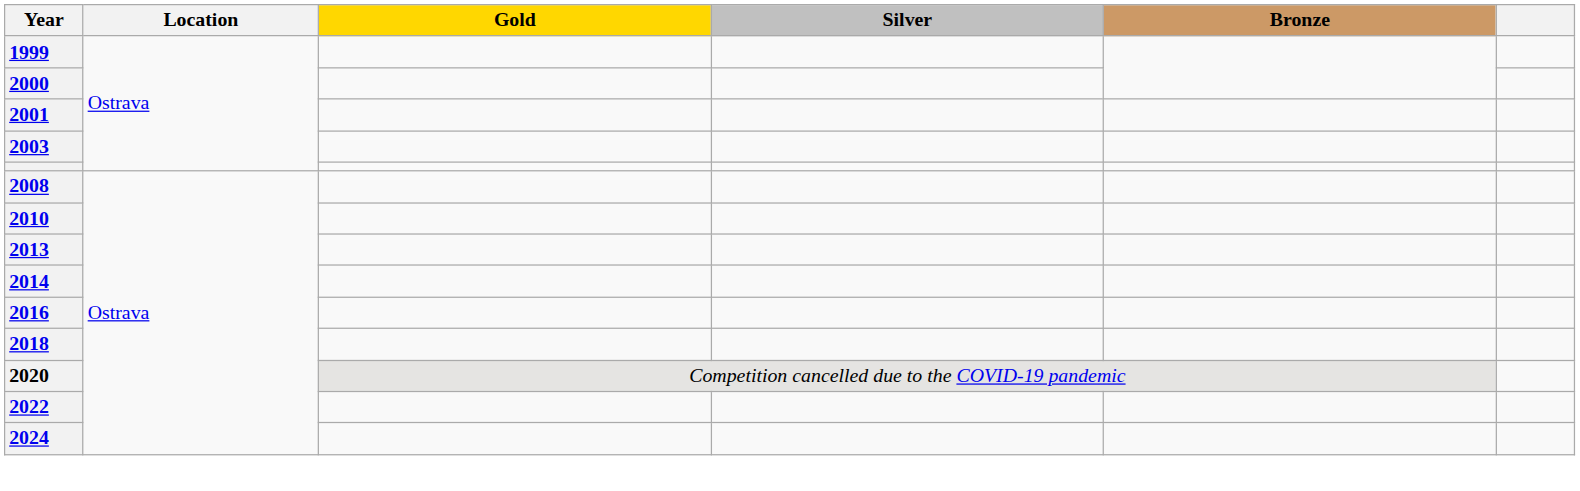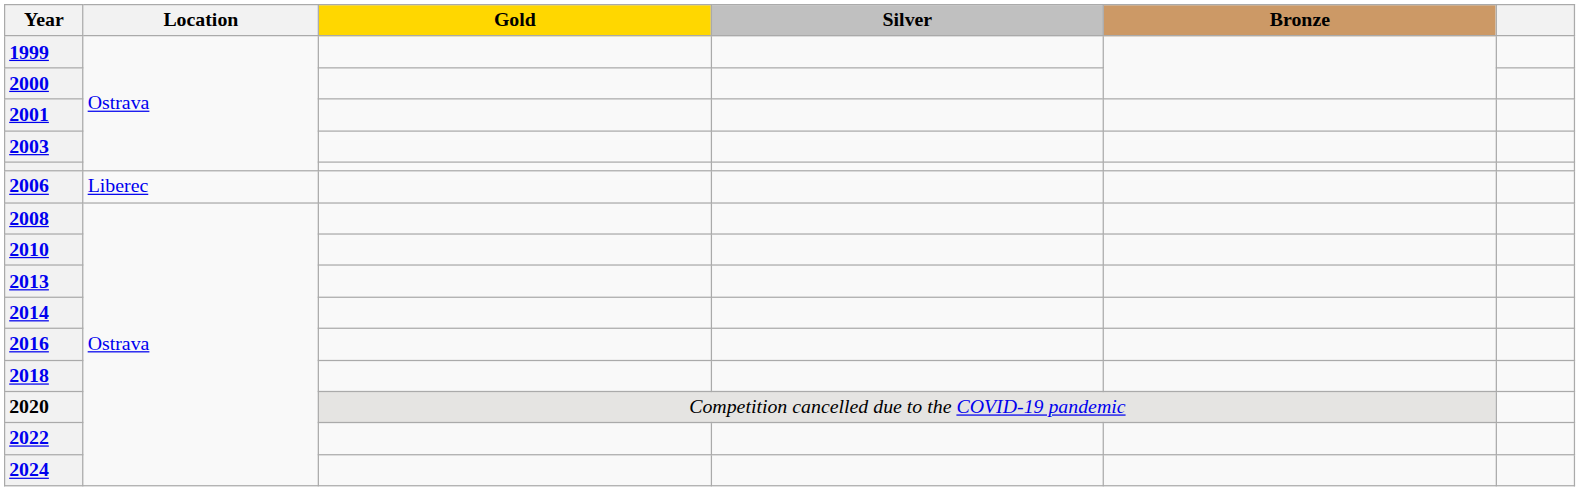+ row: (29, 186)
